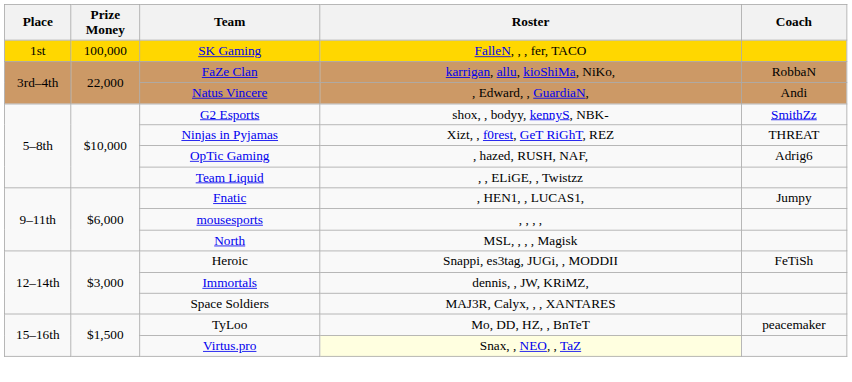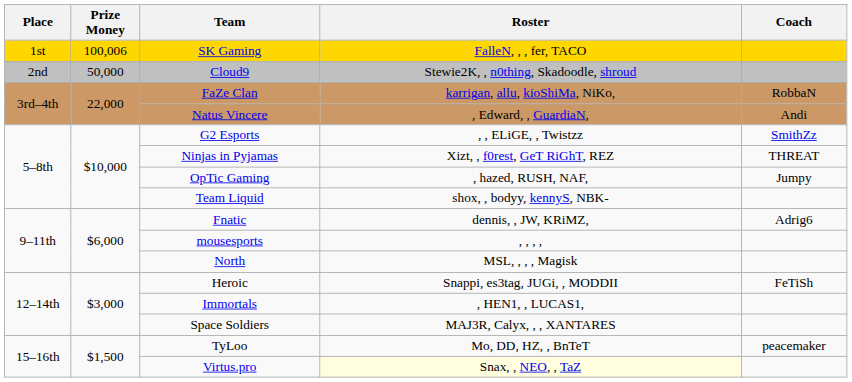(105, 51) 100,000 -> (105, 51) 100,006
+ row: (230, 72)
(530, 114) shox, , bodyy, kennyS, NBK- -> (530, 135) , , ELiGE, , Twistzz
(794, 156) Adrig6 -> (794, 177) Jumpy
(530, 177) , , ELiGE, , Twistzz -> (530, 198) shox, , bodyy, kennyS, NBK-
(530, 198) , HEN1, , LUCAS1, -> (530, 219) dennis, , JW, KRiMZ,
(794, 198) Jumpy -> (794, 219) Adrig6
(530, 282) dennis, , JW, KRiMZ, -> (530, 303) , HEN1, , LUCAS1,
